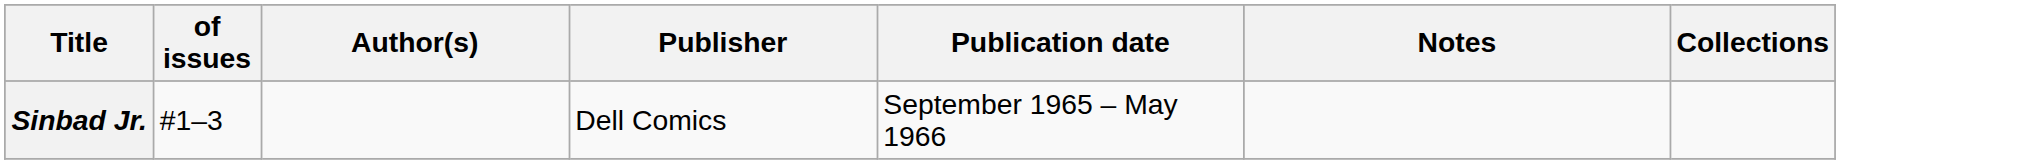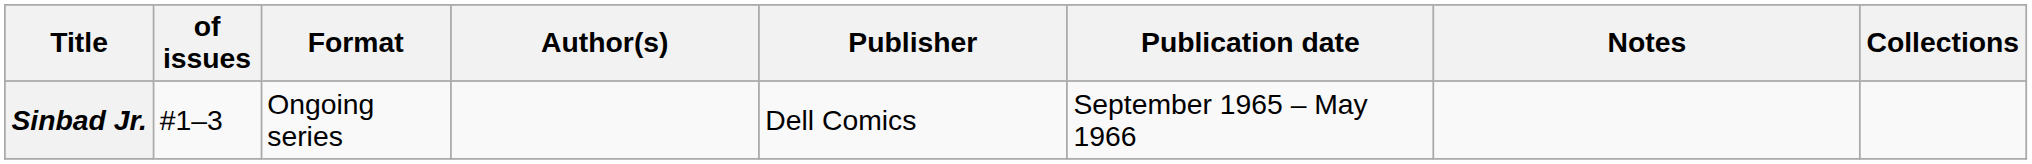+ column: (356, 42)
